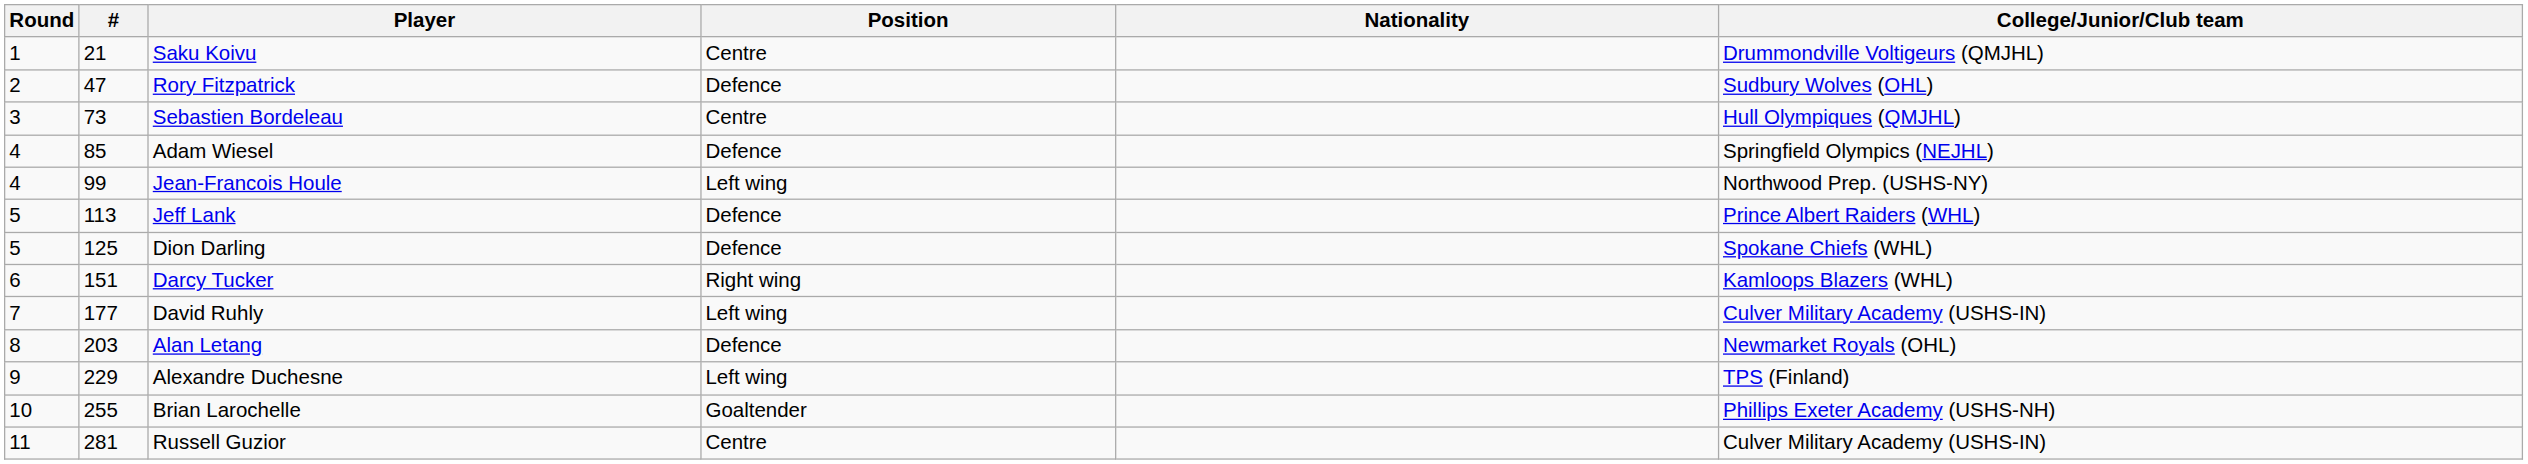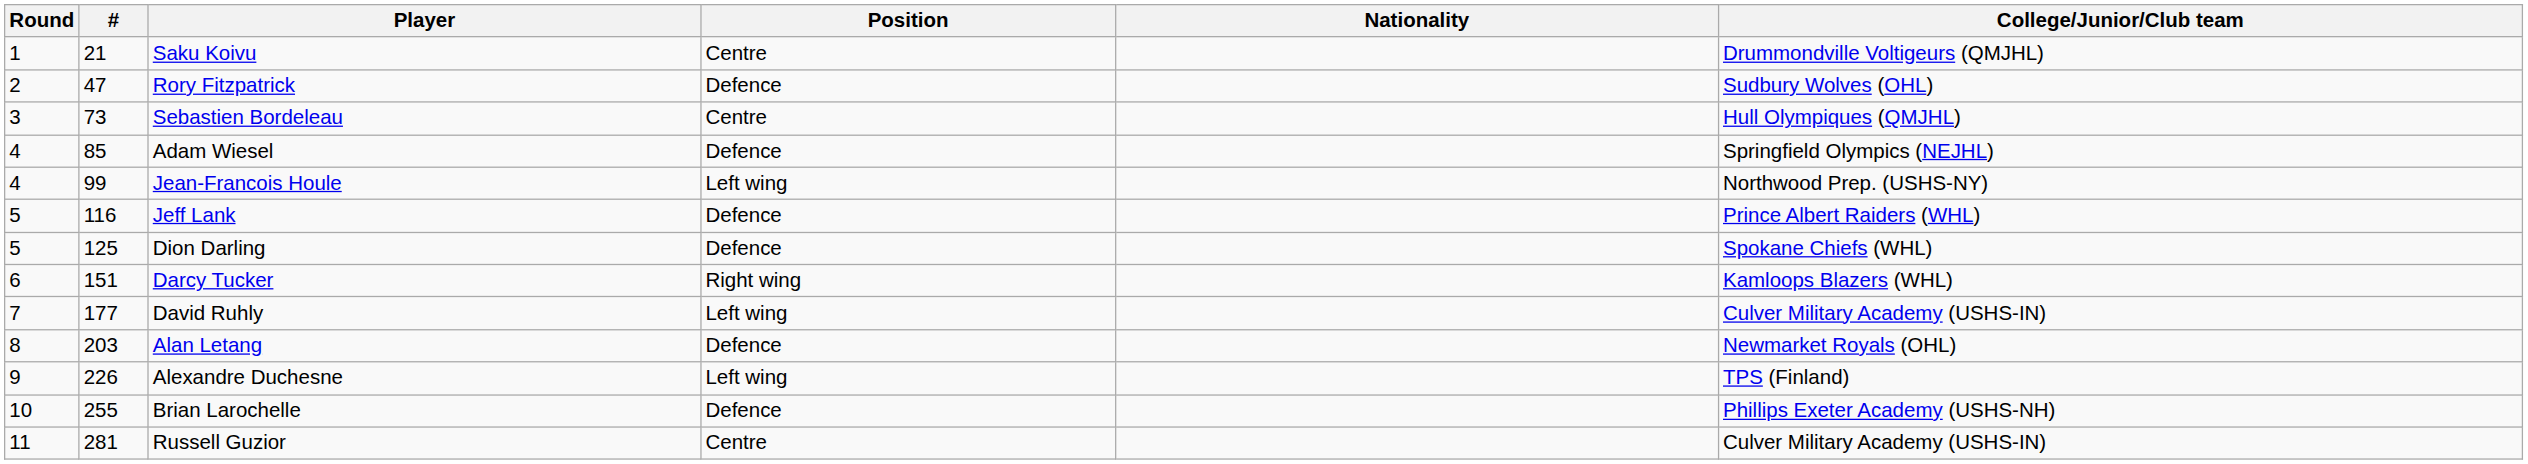(100, 215) 113 -> (100, 215) 116
(101, 378) 229 -> (101, 378) 226
(756, 410) Goaltender -> (744, 410) Defence
